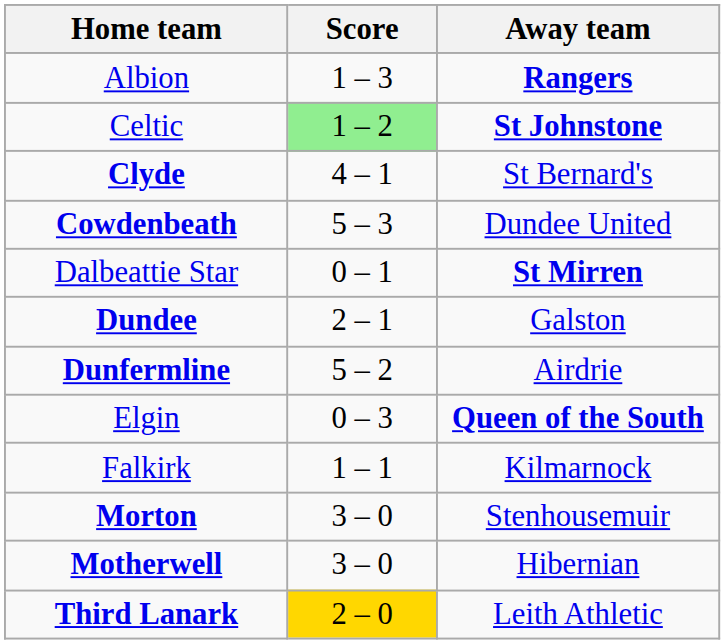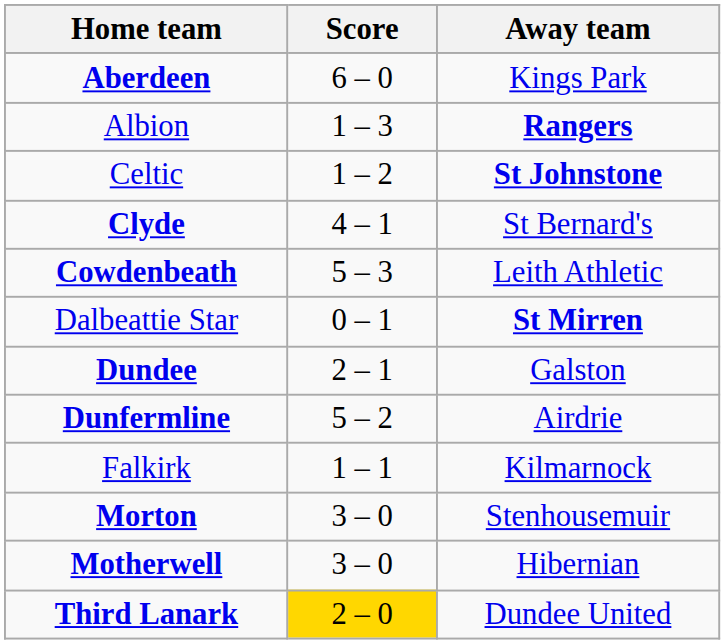+ row: (146, 77)
(362, 126) lightgreen background -> (362, 175) no background
(578, 223) Dundee United -> (578, 272) Leith Athletic
- row: (146, 418)
(578, 613) Leith Athletic -> (578, 613) Dundee United
